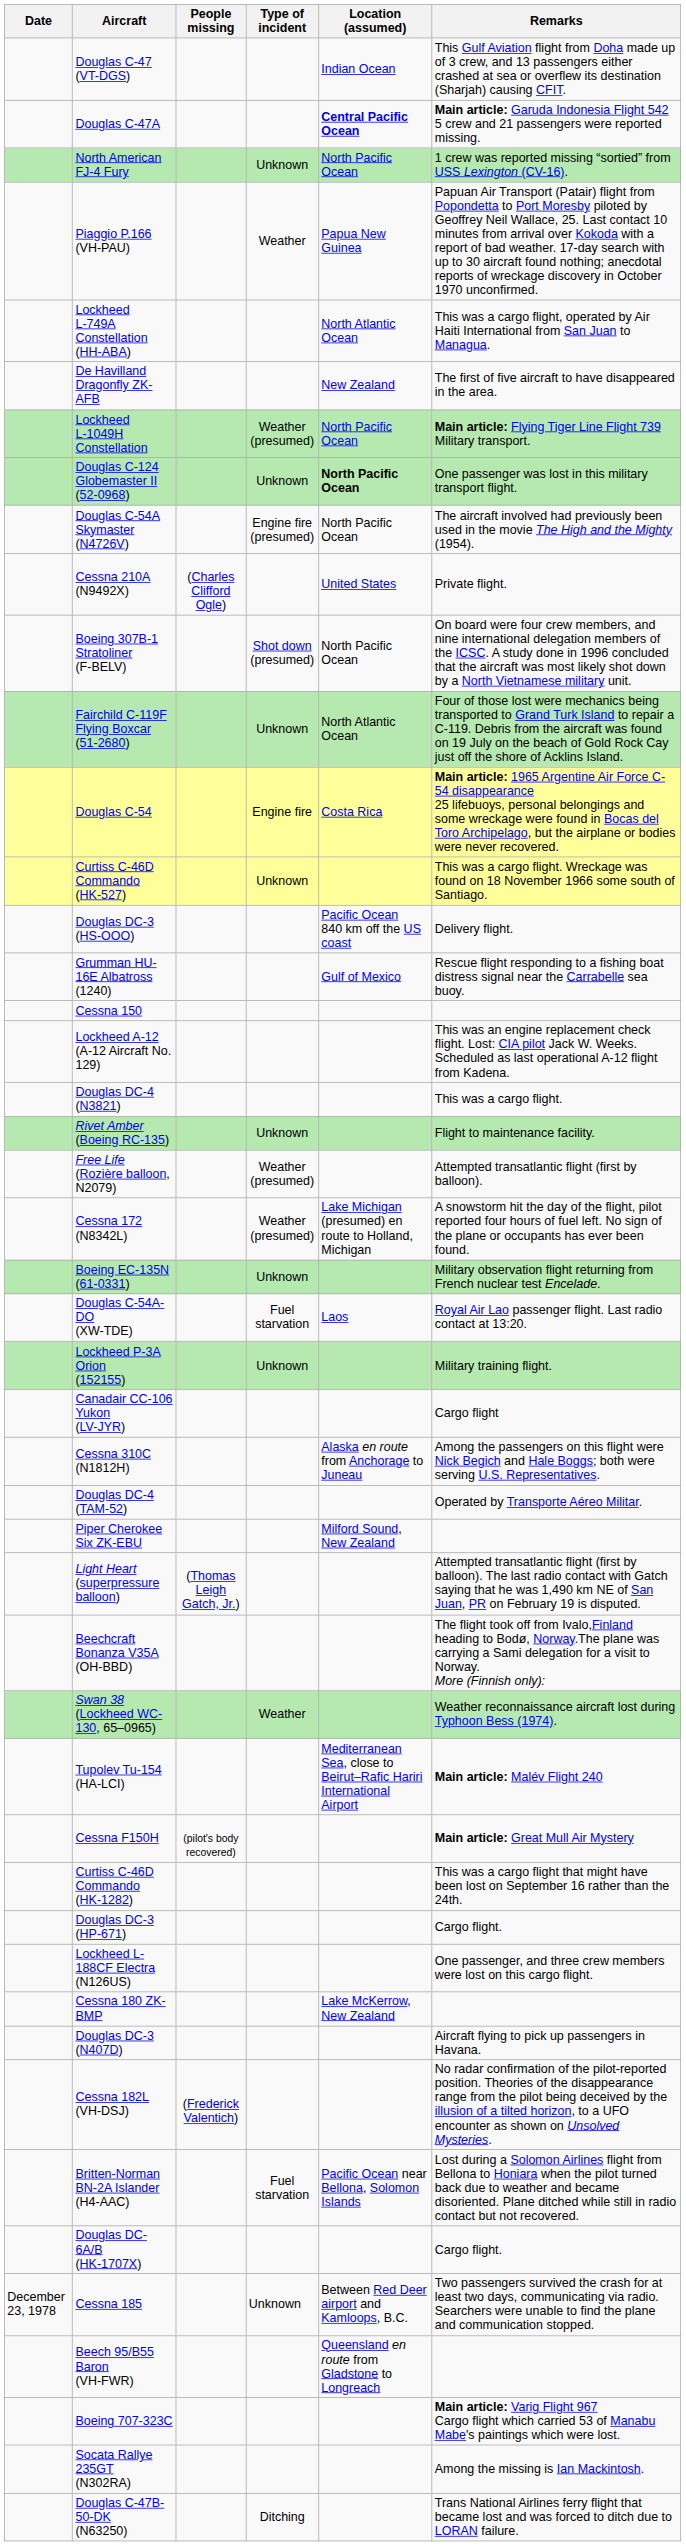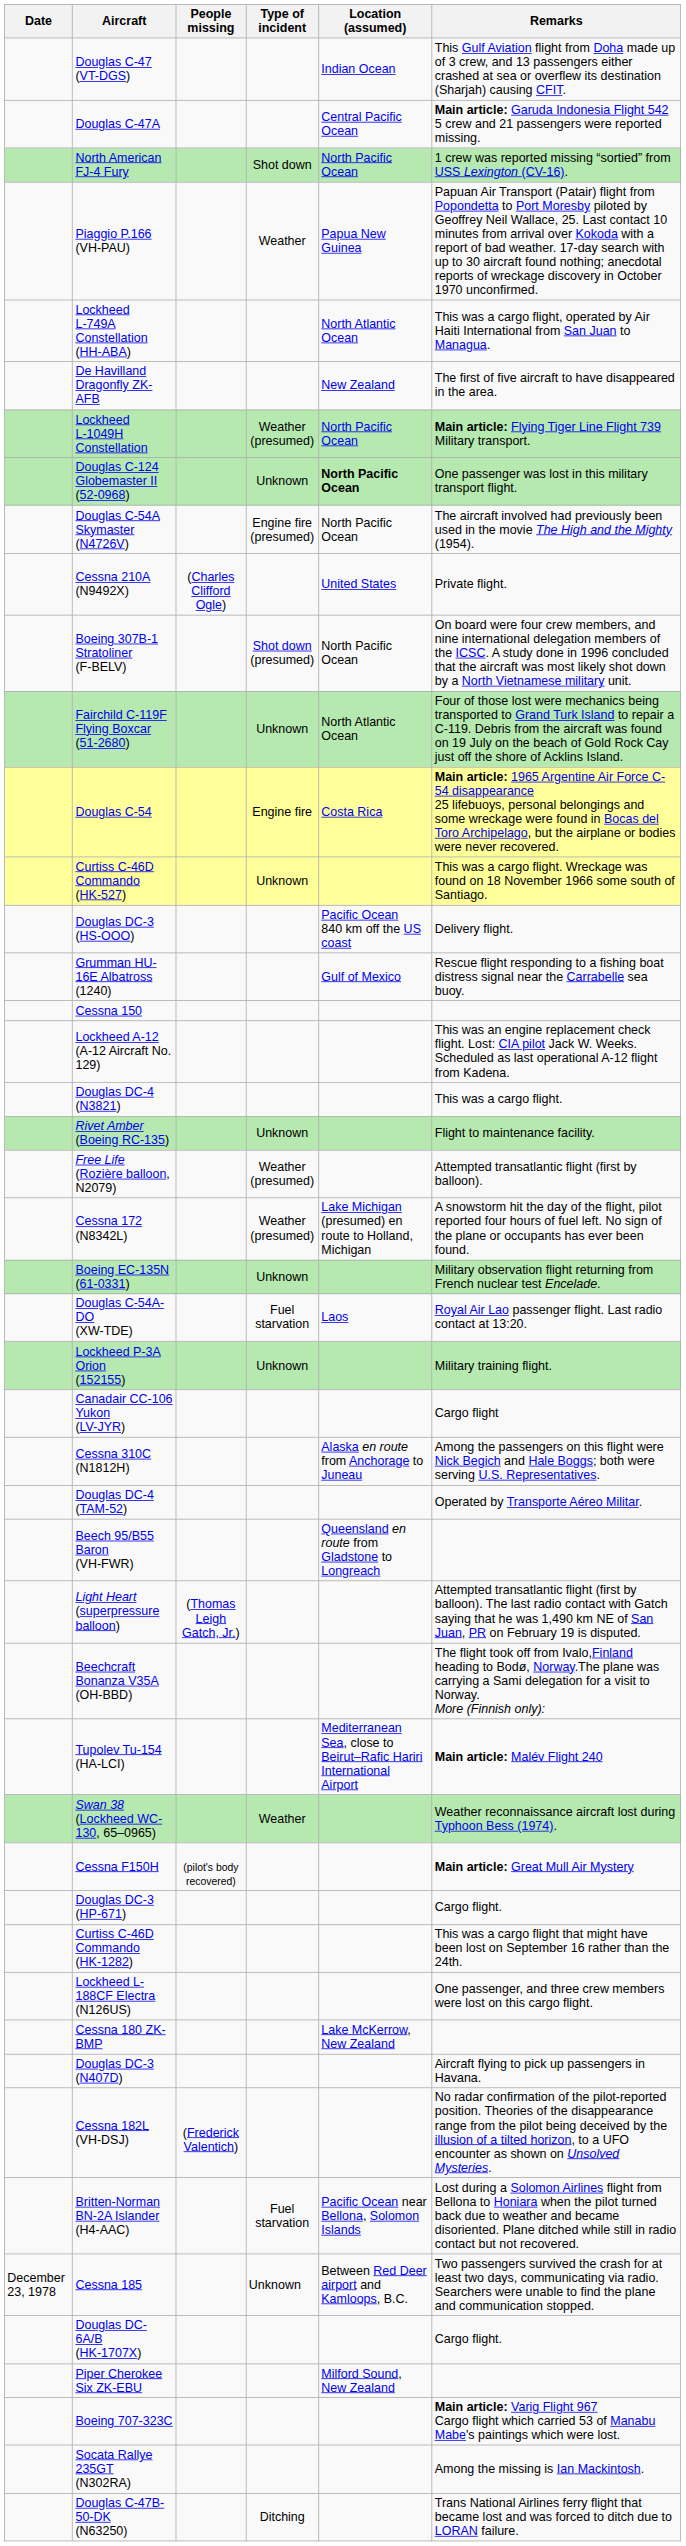(365, 124) bold -> (362, 124) normal
(282, 165) Unknown -> (282, 165) Shot down
rows swapped: (115, 2366) <-> (119, 1536)
rows swapped: (119, 1714) <-> (119, 1776)
rows swapped: (115, 1886) <-> (115, 1927)
rows swapped: (111, 2249) <-> (109, 2304)
